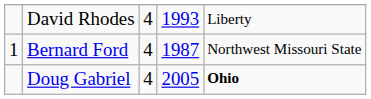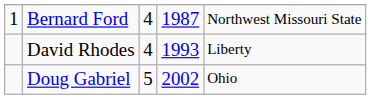rows swapped: (78, 49) <-> (81, 19)
(148, 79) 4 -> (148, 79) 5
(180, 79) 2005 -> (180, 79) 2002
(223, 79) bold -> (222, 79) normal
